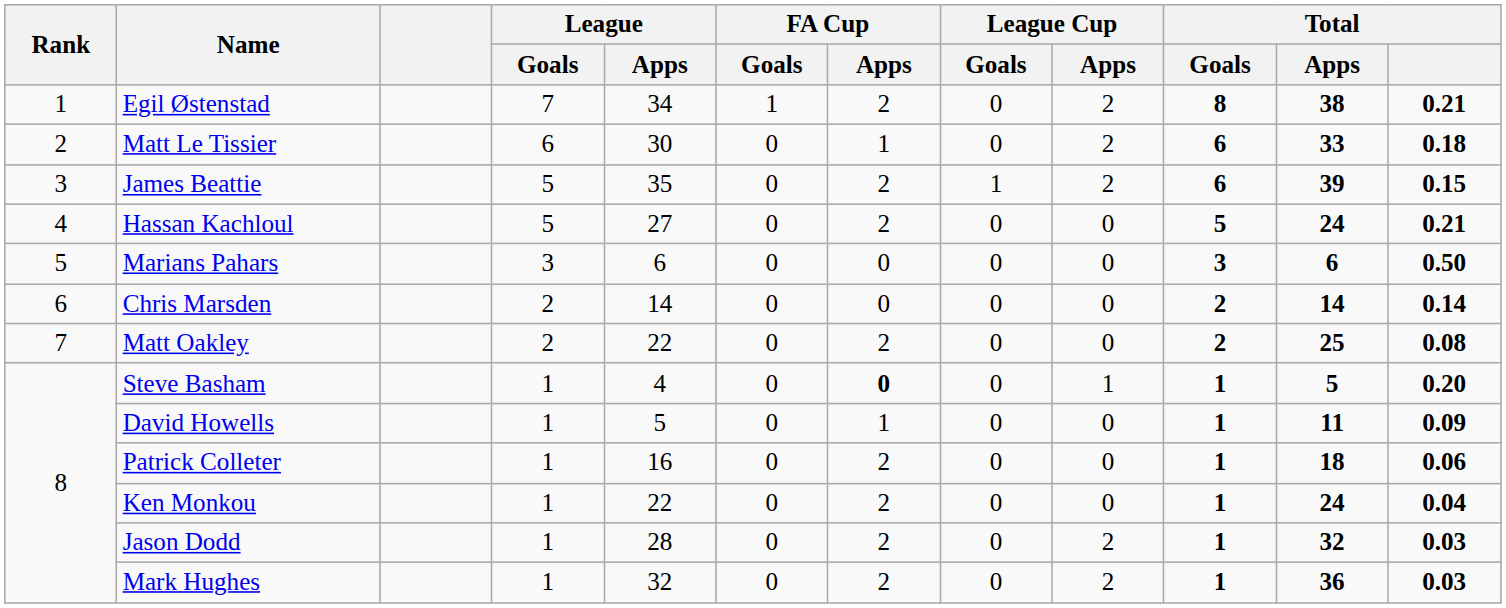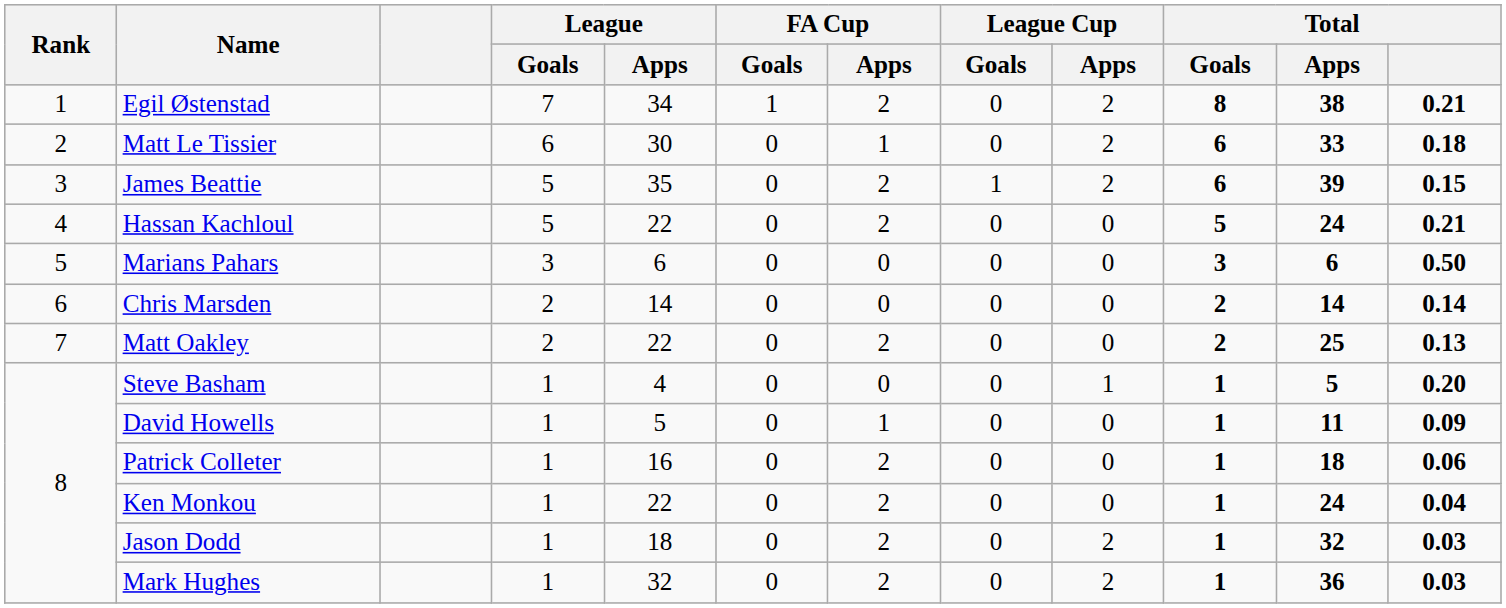(660, 223) 27 -> (660, 223) 22
(1444, 343) 0.08 -> (1444, 343) 0.13
(884, 382) bold -> (884, 382) normal
(660, 542) 28 -> (660, 542) 18
